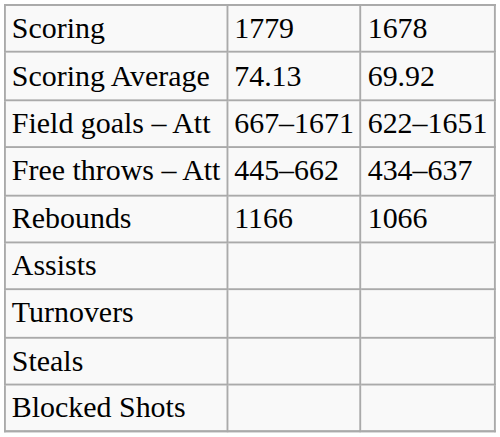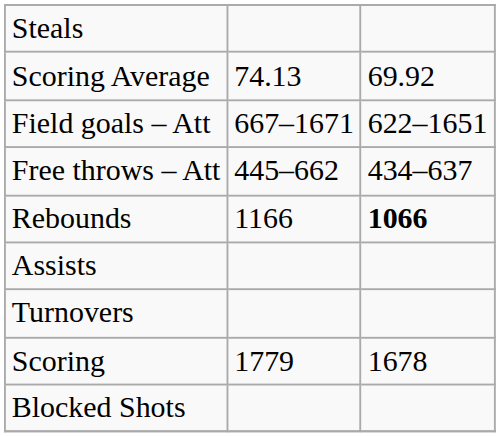rows swapped: (58, 28) <-> (48, 360)
(398, 218) normal -> (398, 218) bold
